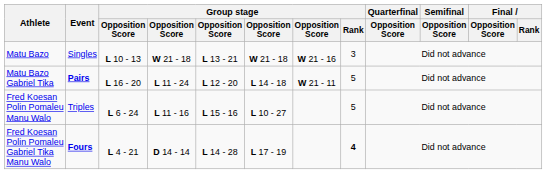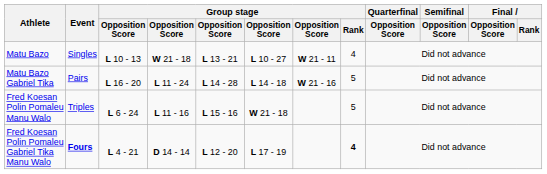(268, 59) W 21 - 18 -> (268, 59) L 10 - 27
(317, 59) W 21 - 16 -> (317, 59) W 21 - 11
(353, 54) 3 -> (353, 54) 4
(79, 78) bold -> (78, 78) normal
(220, 83) L 12 - 20 -> (220, 83) L 14 - 28
(317, 83) W 21 - 11 -> (317, 83) W 21 - 16
(268, 112) L 10 - 27 -> (268, 112) W 21 - 18
(220, 152) L 14 - 28 -> (220, 152) L 12 - 20
